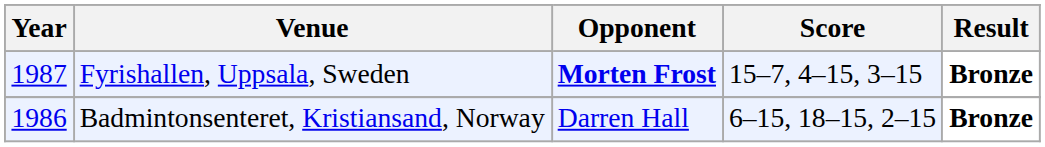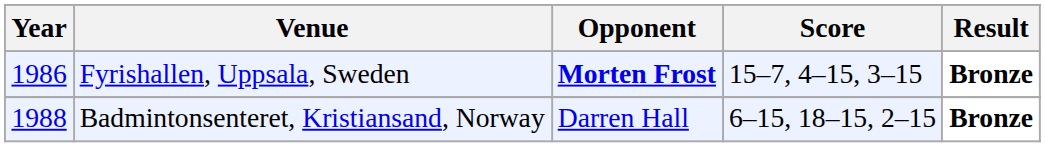(39, 73) 1987 -> (39, 73) 1986
(39, 118) 1986 -> (39, 118) 1988
